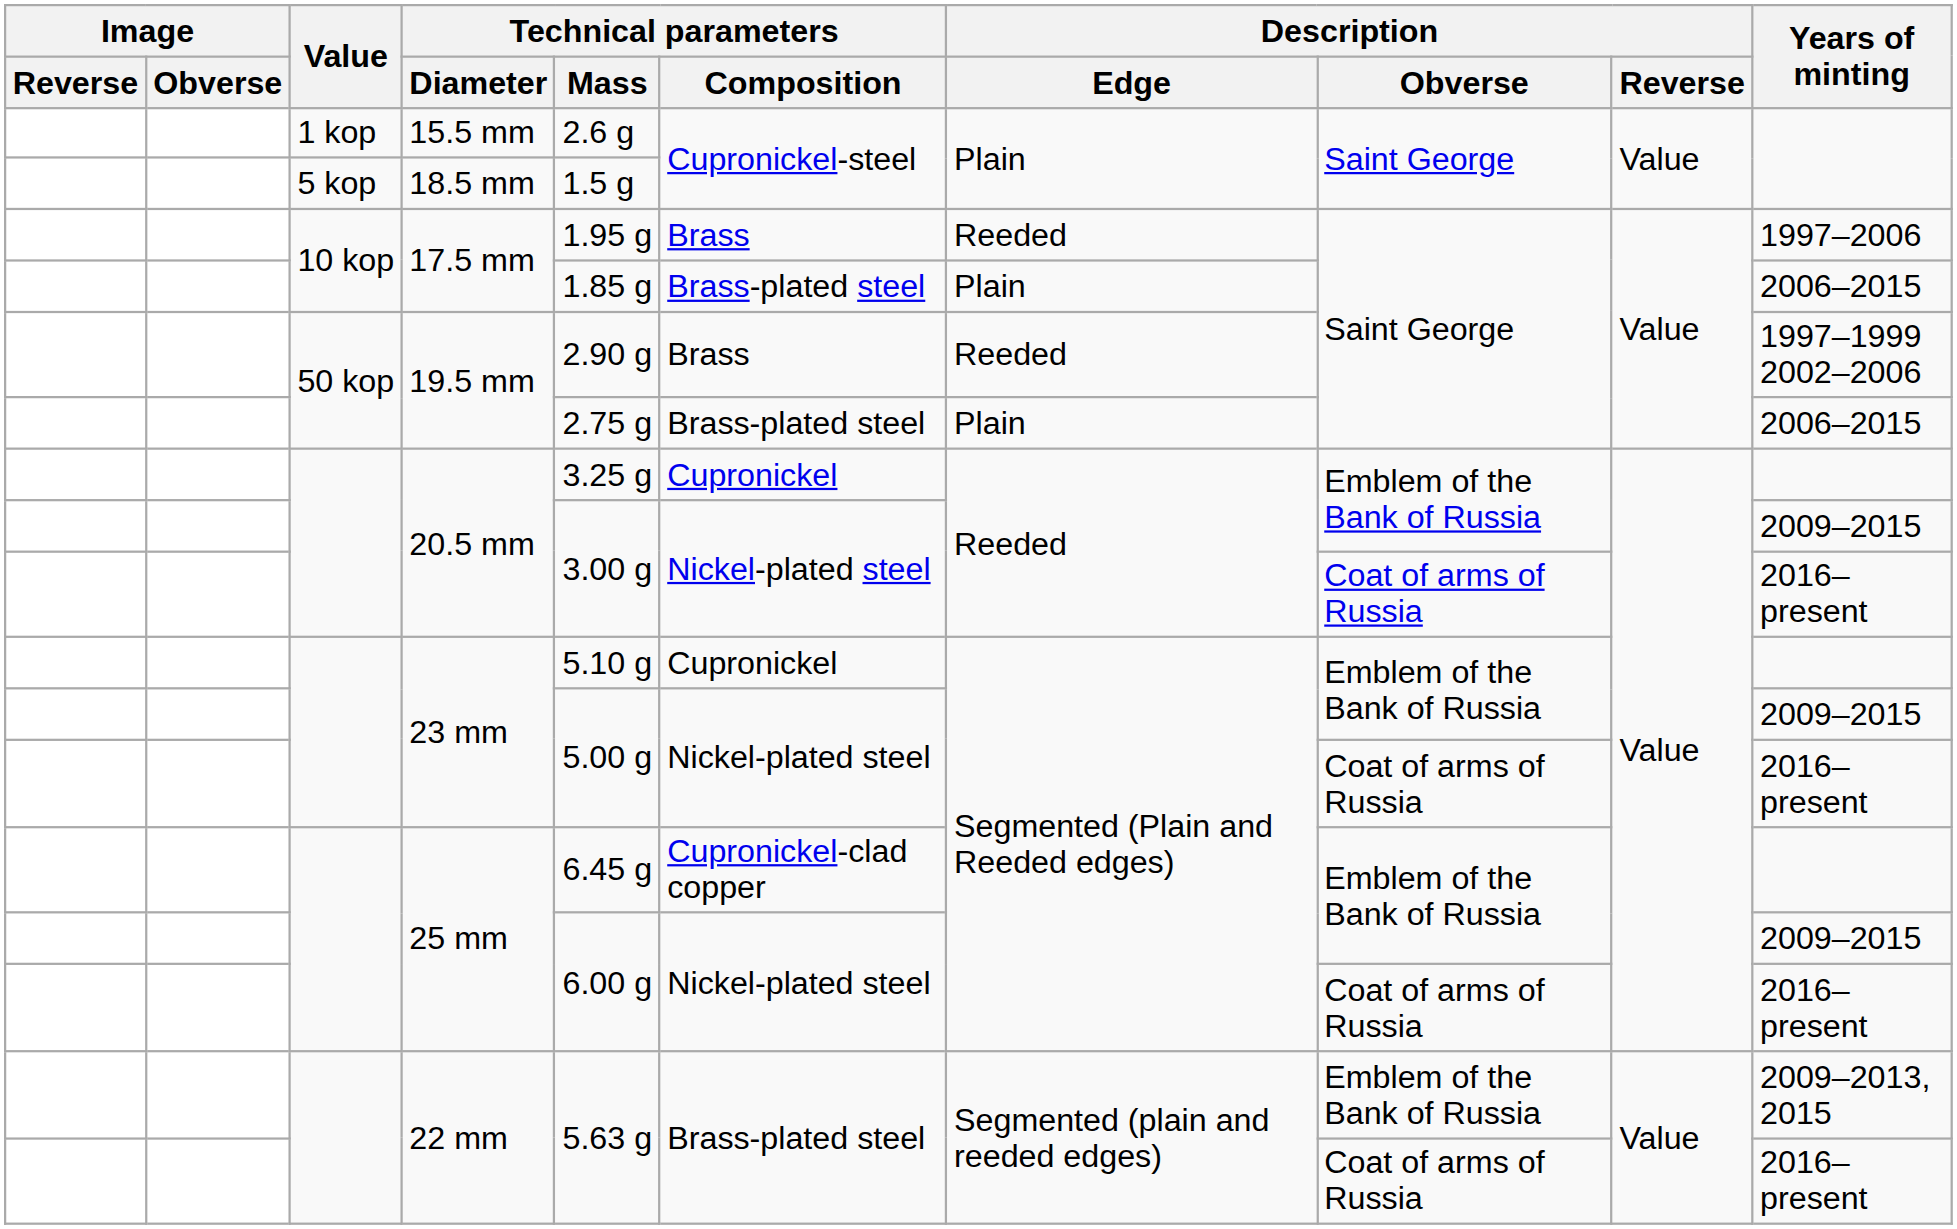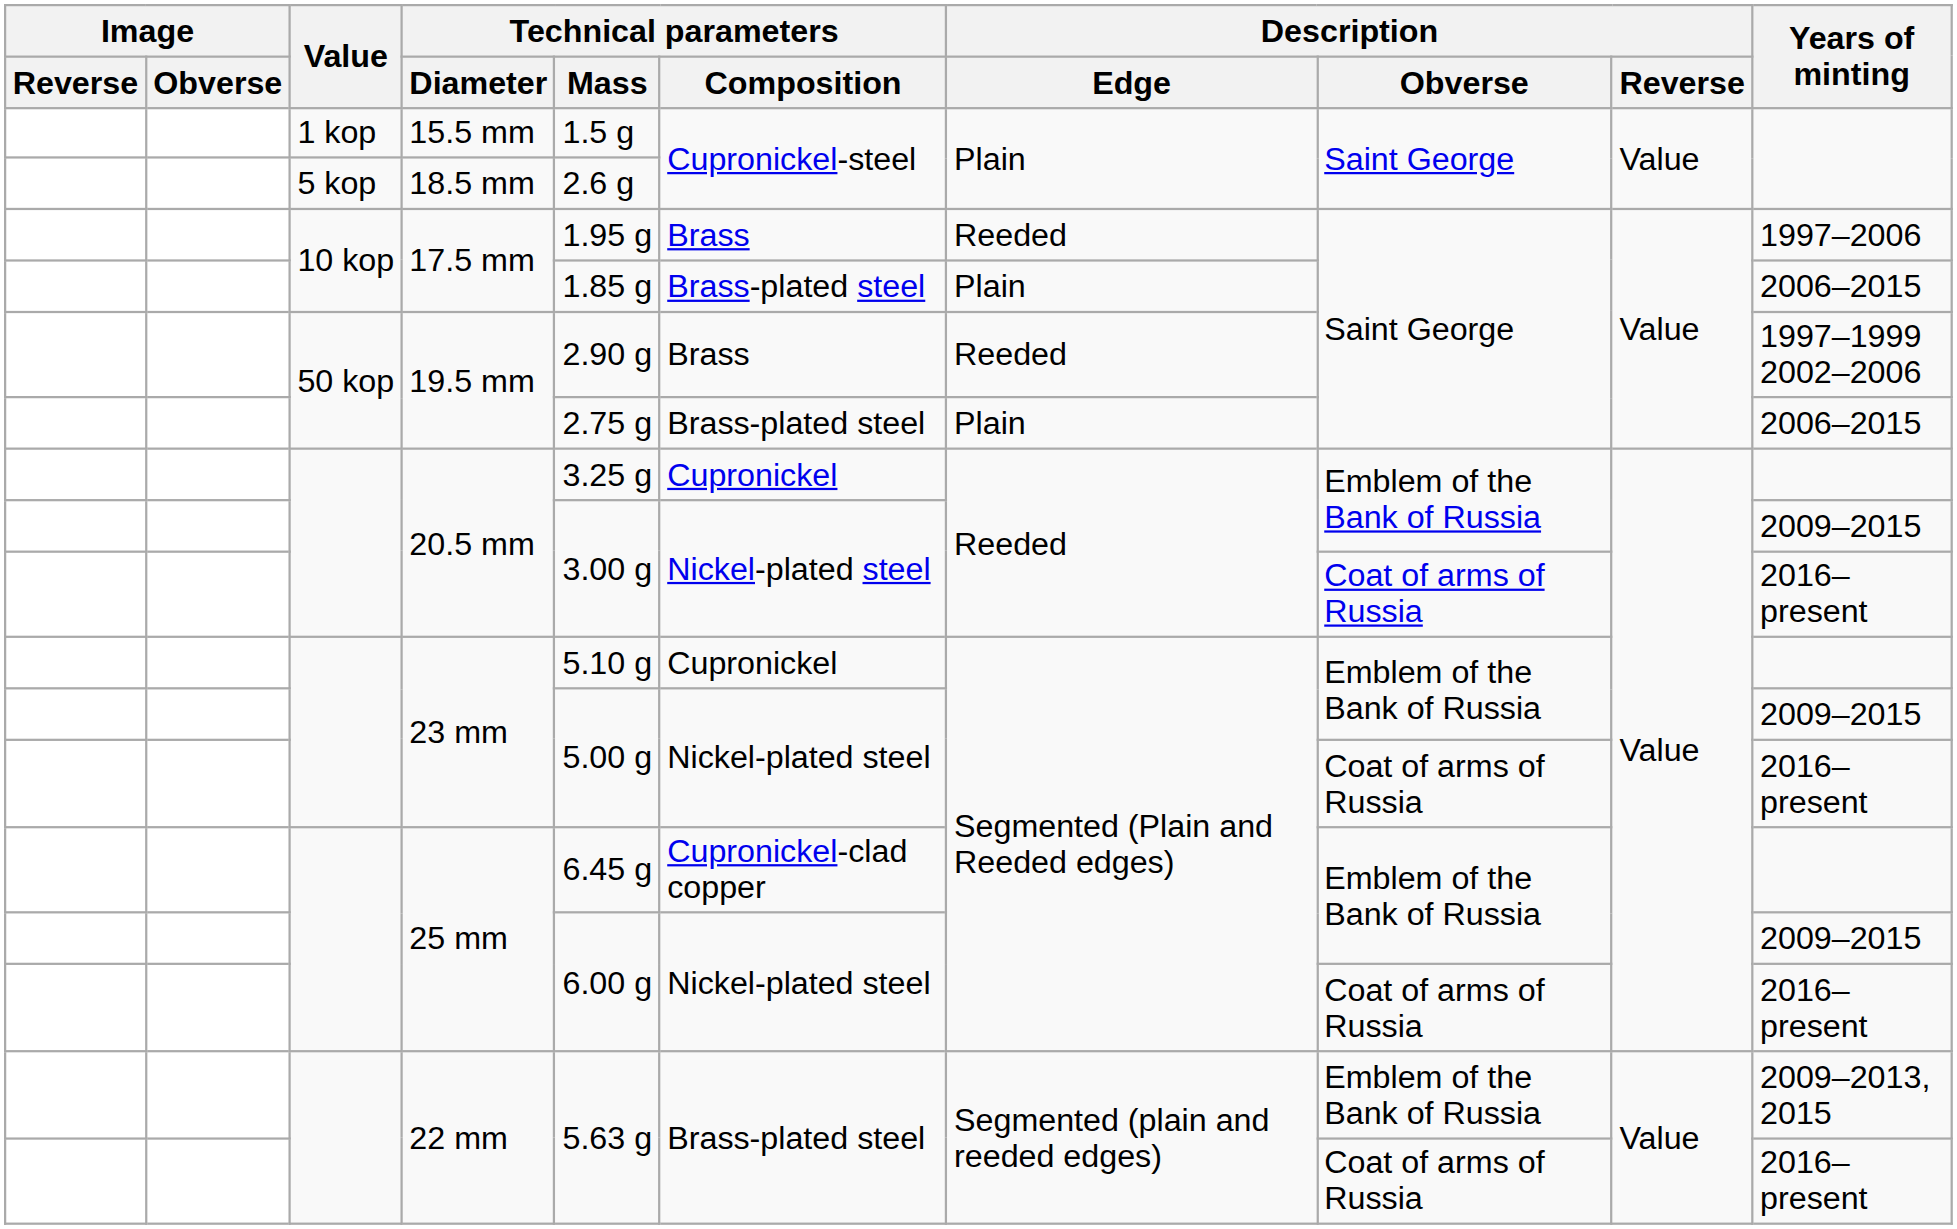(598, 133) 2.6 g -> (598, 133) 1.5 g
(598, 184) 1.5 g -> (598, 184) 2.6 g
